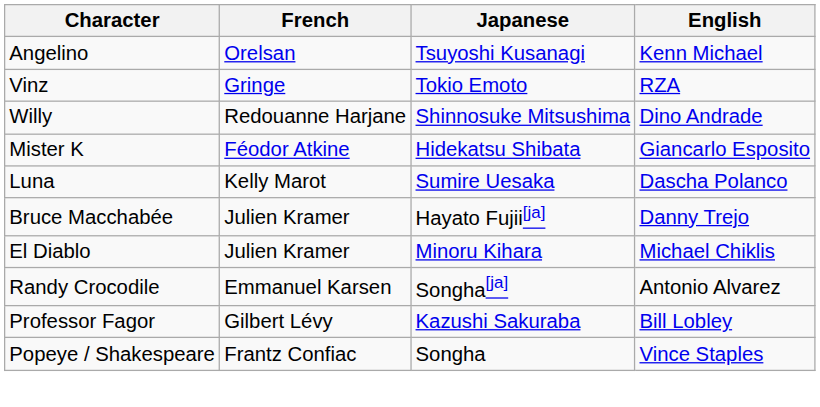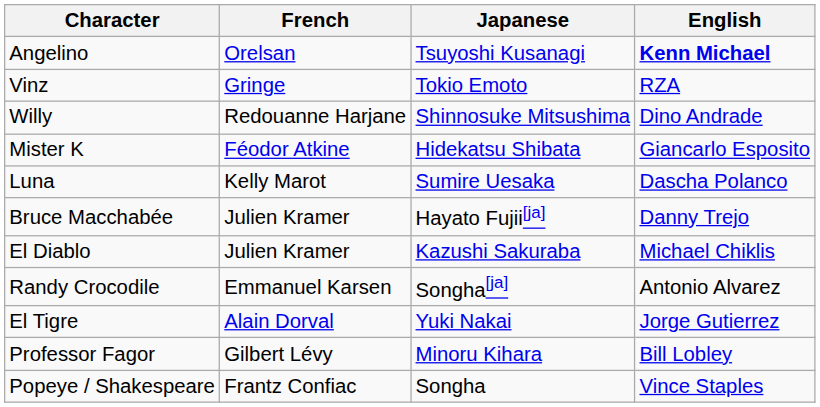(701, 52) normal -> (705, 52) bold
(479, 251) Minoru Kihara -> (498, 251) Kazushi Sakuraba
+ row: (44, 321)
(498, 321) Kazushi Sakuraba -> (479, 353) Minoru Kihara
